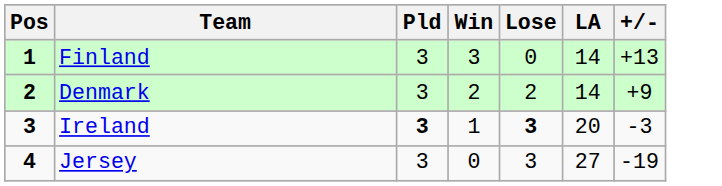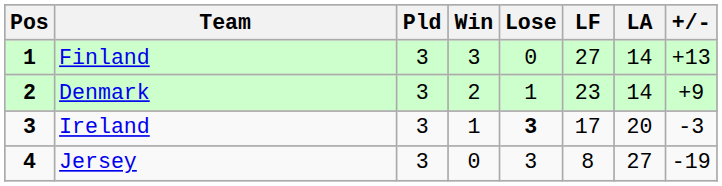+ column: (588, 22)
(531, 93) 2 -> (531, 93) 1
(422, 128) bold -> (422, 128) normal
